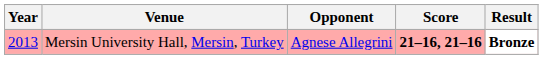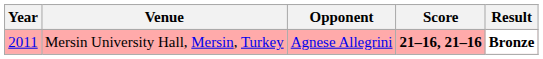(23, 41) 2013 -> (23, 41) 2011
